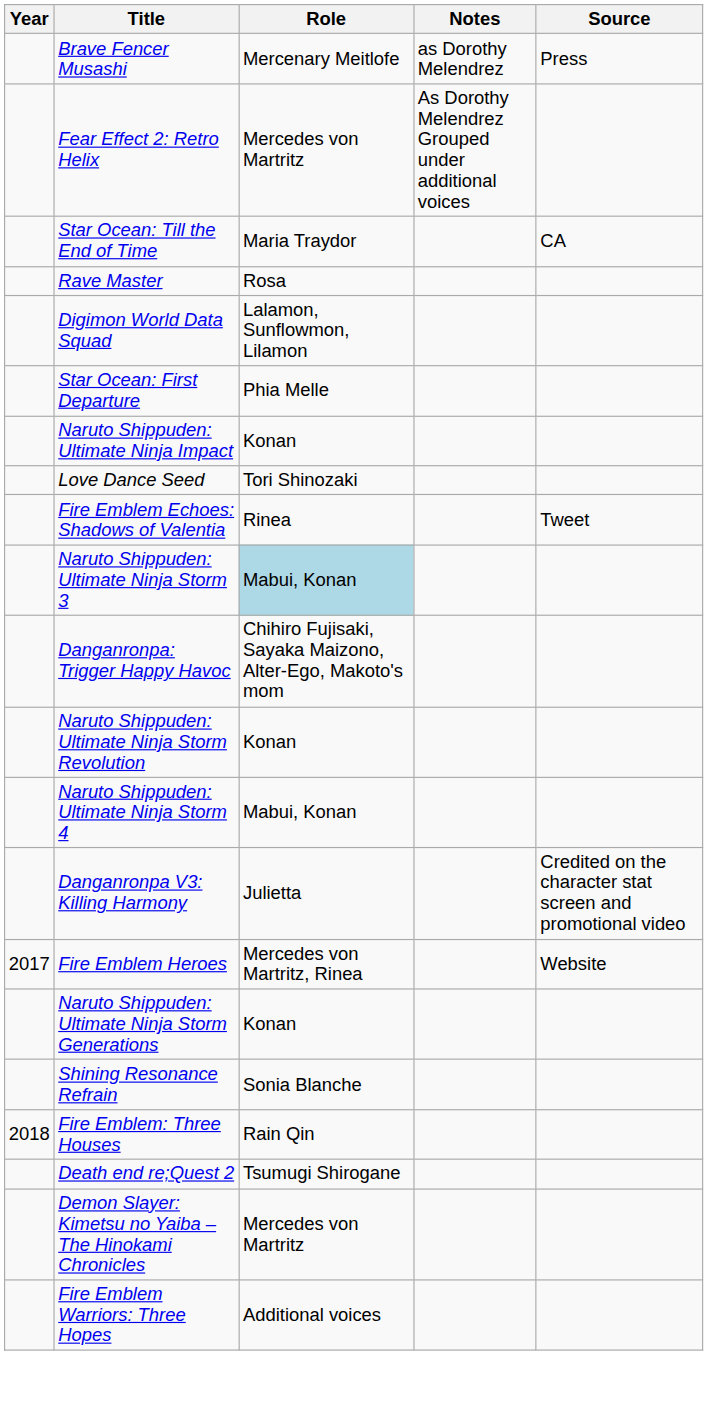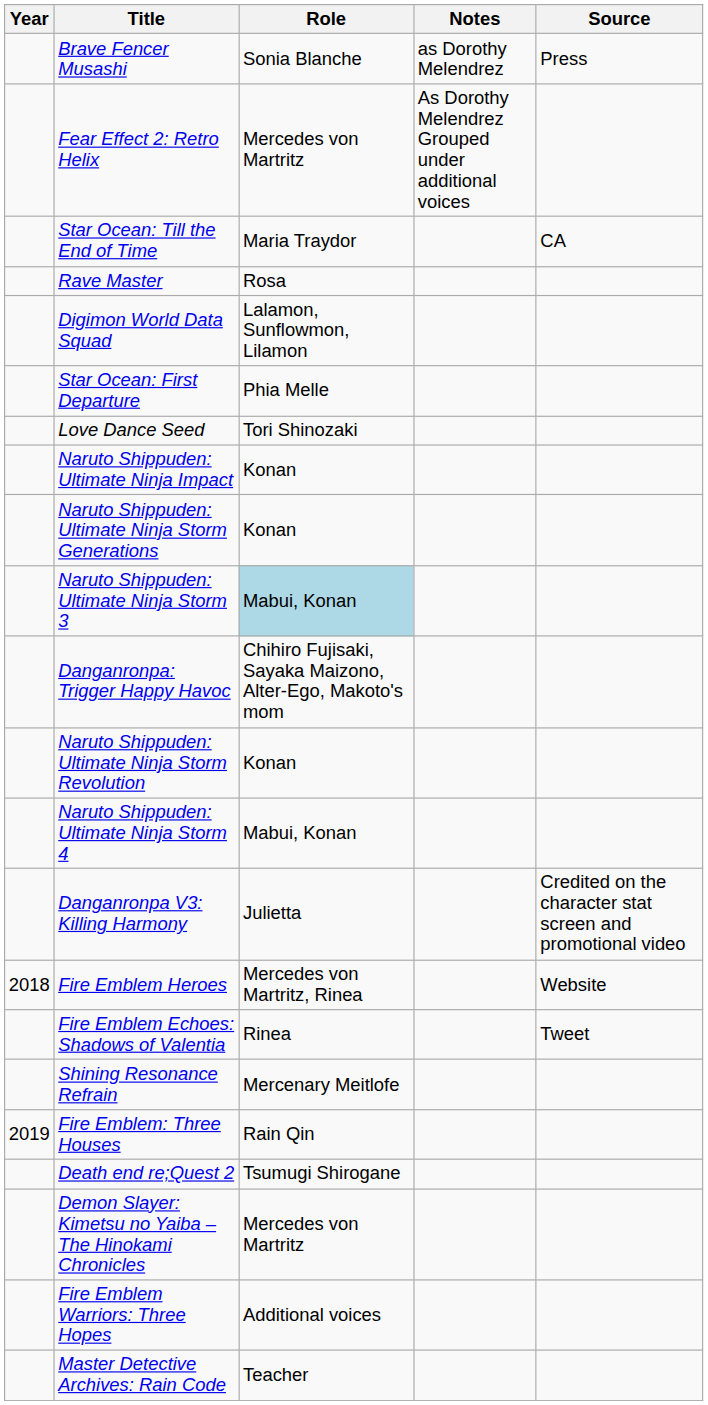(321, 58) Mercenary Meitlofe -> (302, 58) Sonia Blanche
rows swapped: (131, 480) <-> (146, 440)
rows swapped: (143, 1024) <-> (146, 519)
(29, 963) 2017 -> (29, 984) 2018
(302, 1084) Sonia Blanche -> (321, 1084) Mercenary Meitlofe
(29, 1134) 2018 -> (29, 1134) 2019
+ row: (142, 1375)
